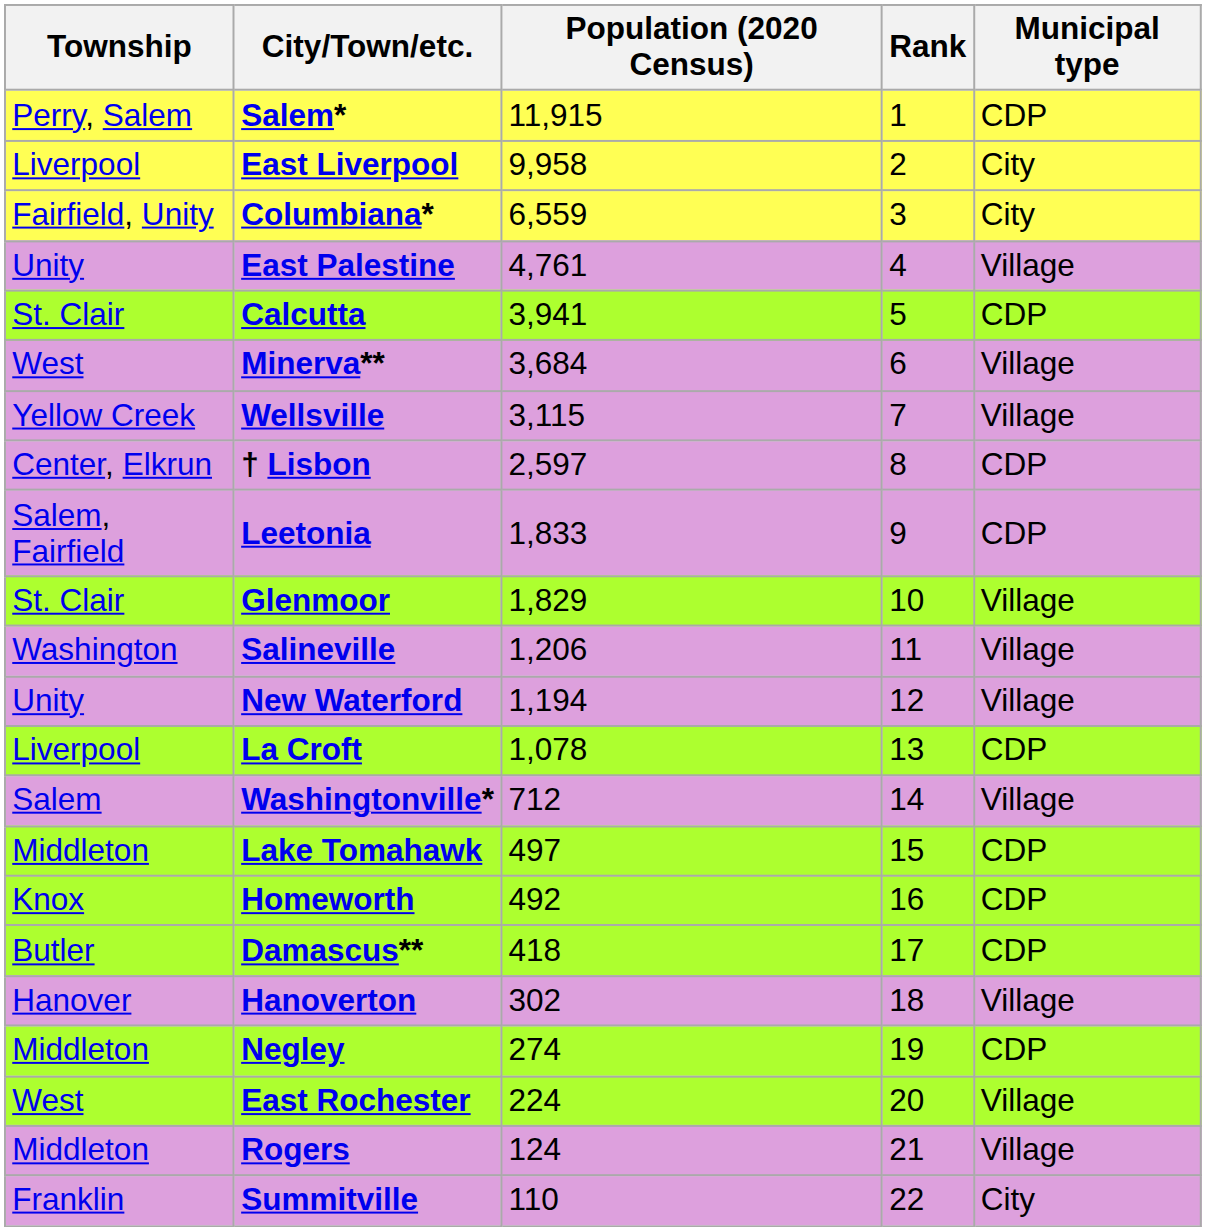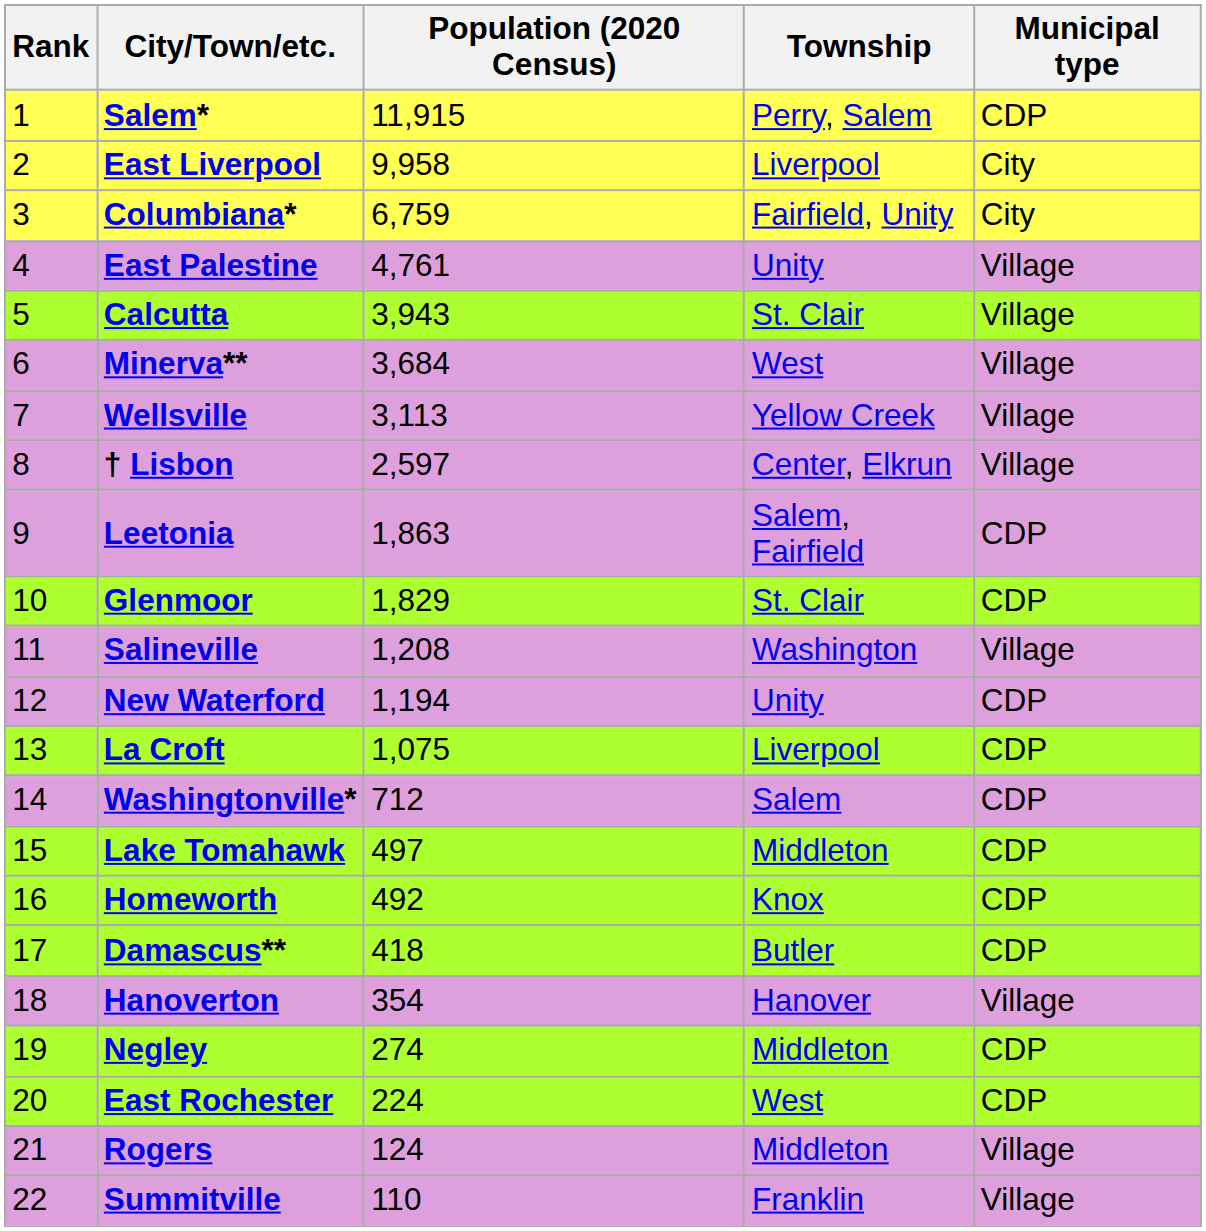columns swapped: (928, 47) <-> (119, 47)
(548, 214) 6,559 -> (411, 214) 6,759
(548, 314) 3,941 -> (411, 314) 3,943
(1014, 314) CDP -> (1028, 314) Village
(547, 414) 3,115 -> (409, 414) 3,113
(1014, 464) CDP -> (1028, 464) Village
(548, 532) 1,833 -> (411, 532) 1,863
(1028, 600) Village -> (1014, 600) CDP
(548, 650) 1,206 -> (411, 650) 1,208
(1028, 700) Village -> (1014, 700) CDP
(548, 750) 1,078 -> (411, 750) 1,075
(1028, 800) Village -> (1014, 800) CDP
(535, 1000) 302 -> (397, 1000) 354
(1028, 1100) Village -> (1014, 1100) CDP
(1008, 1200) City -> (1028, 1200) Village
